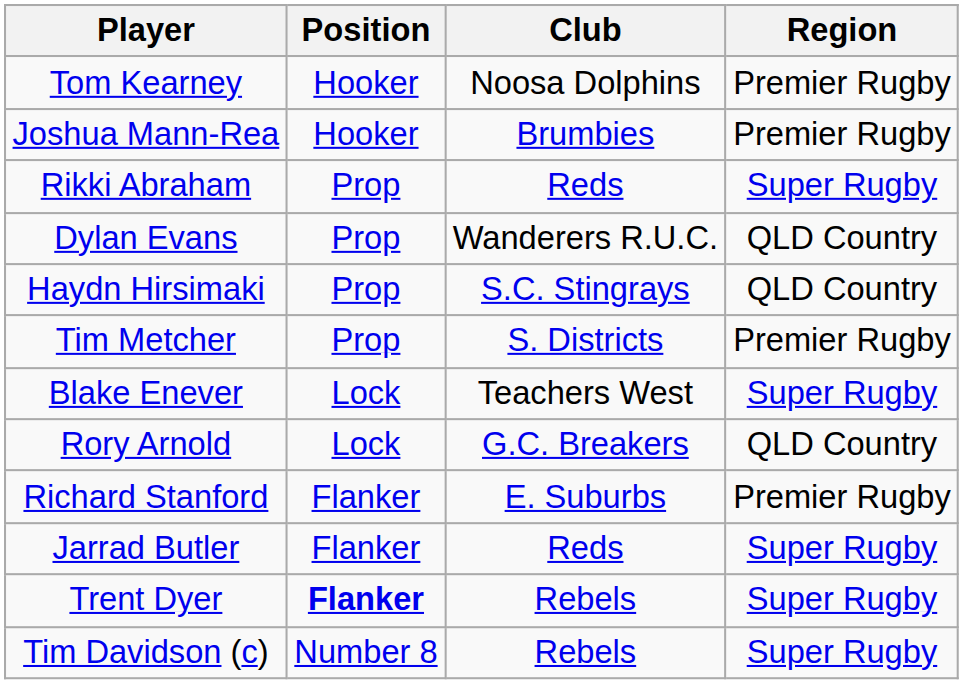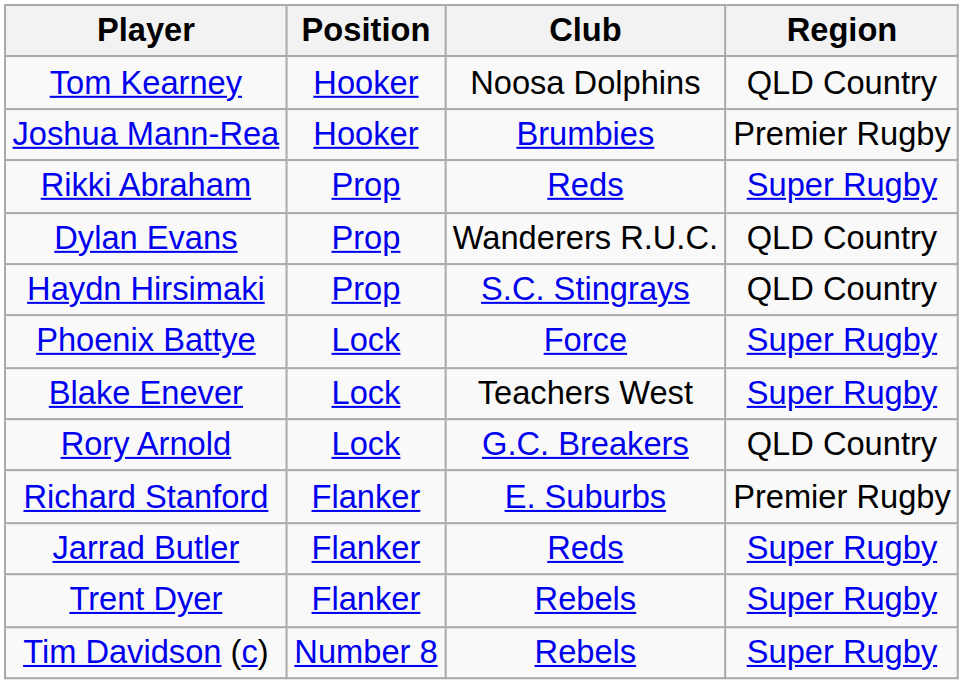(842, 82) Premier Rugby -> (842, 82) QLD Country
- row: (146, 340)
+ row: (146, 340)
(366, 599) bold -> (366, 599) normal
